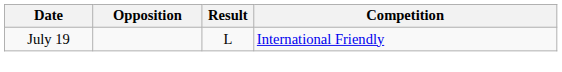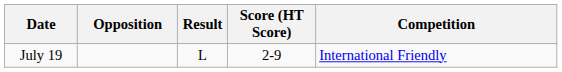+ column: (272, 24)
